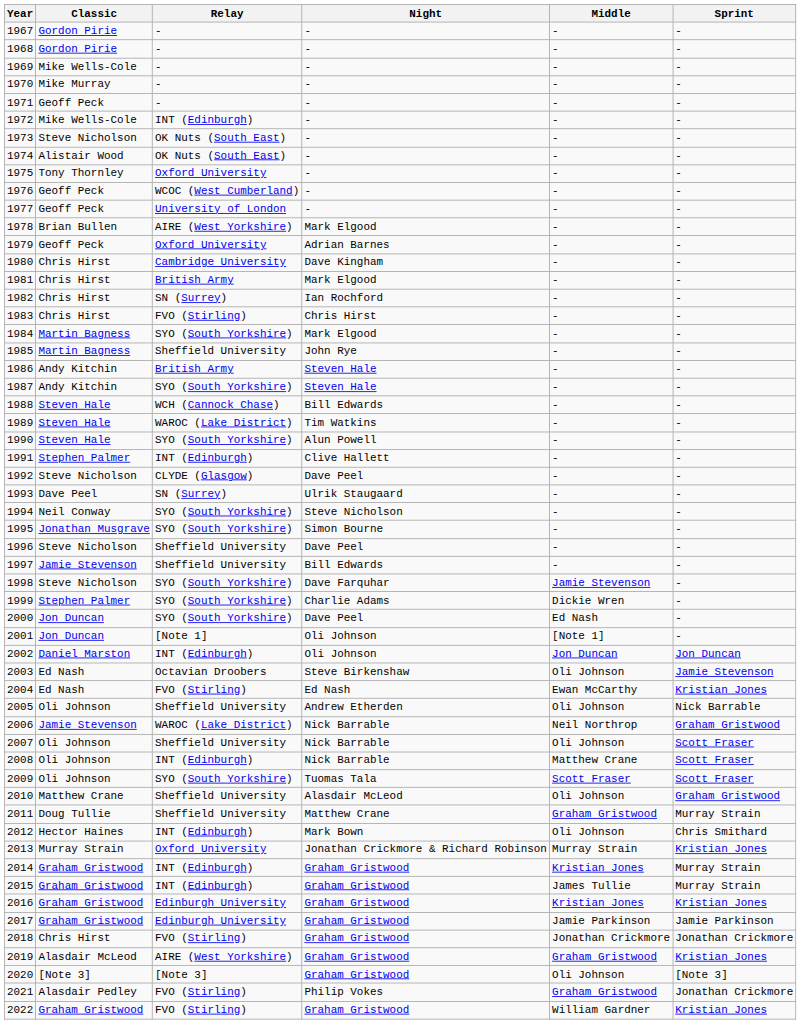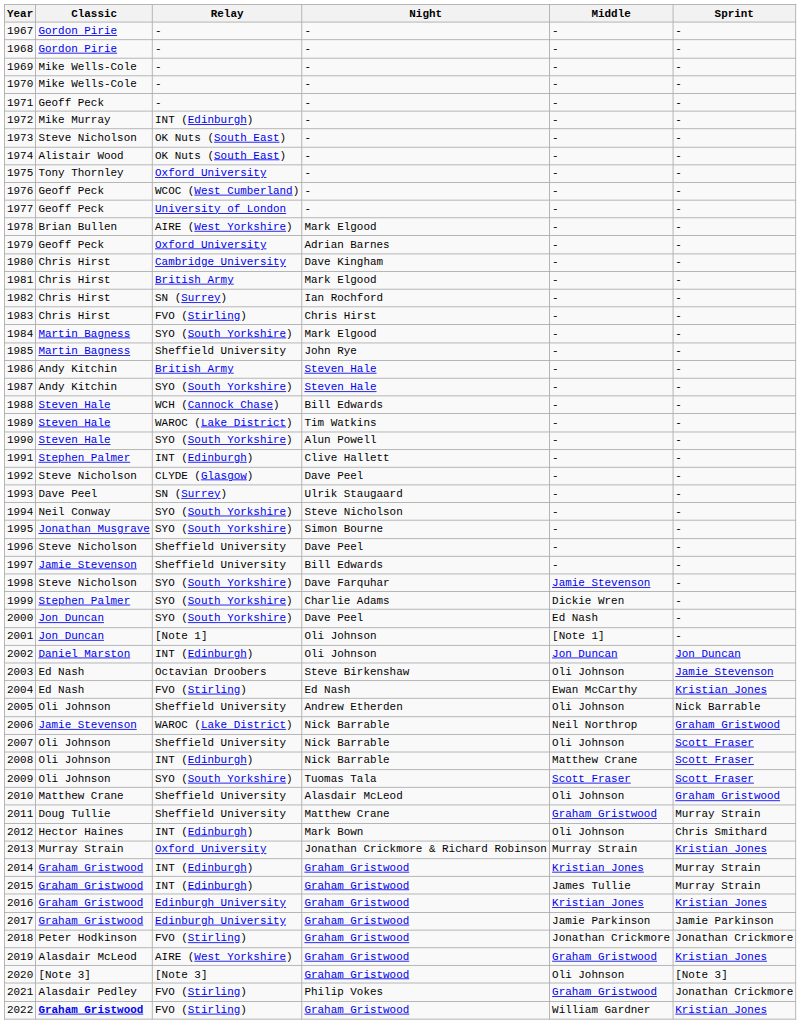(74, 85) Mike Murray -> (88, 85) Mike Wells-Cole
(88, 120) Mike Wells-Cole -> (74, 120) Mike Murray
(74, 939) Chris Hirst -> (88, 939) Peter Hodkinson
(91, 1010) normal -> (91, 1010) bold
